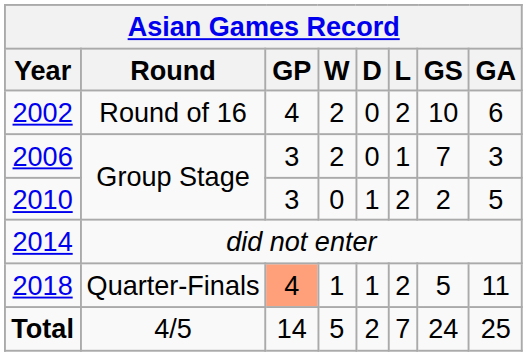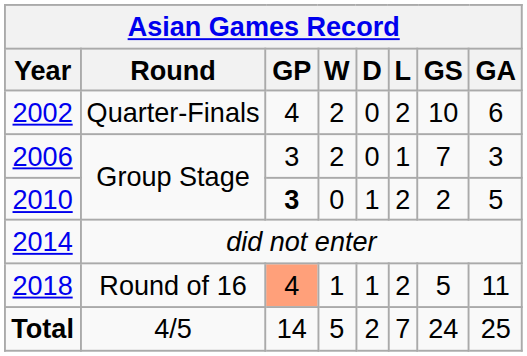(173, 113) Round of 16 -> (173, 113) Quarter-Finals
(292, 199) normal -> (292, 199) bold
(173, 285) Quarter-Finals -> (173, 285) Round of 16
